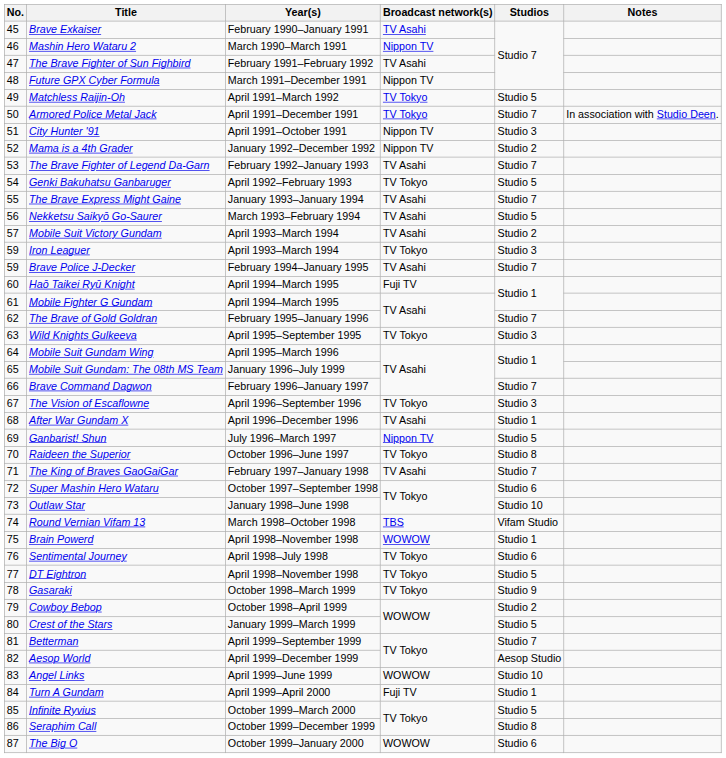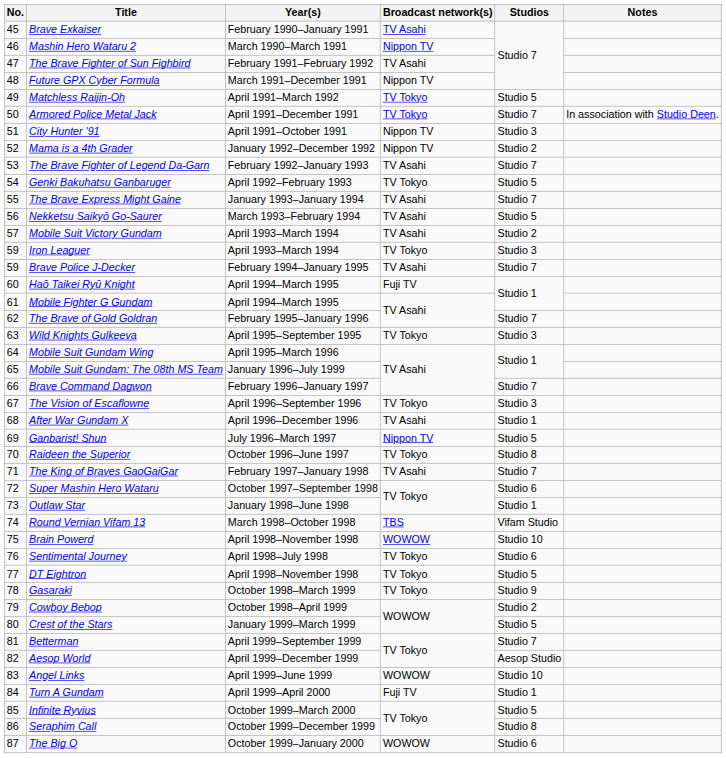(520, 506) Studio 10 -> (517, 506) Studio 1
(517, 540) Studio 1 -> (520, 540) Studio 10
